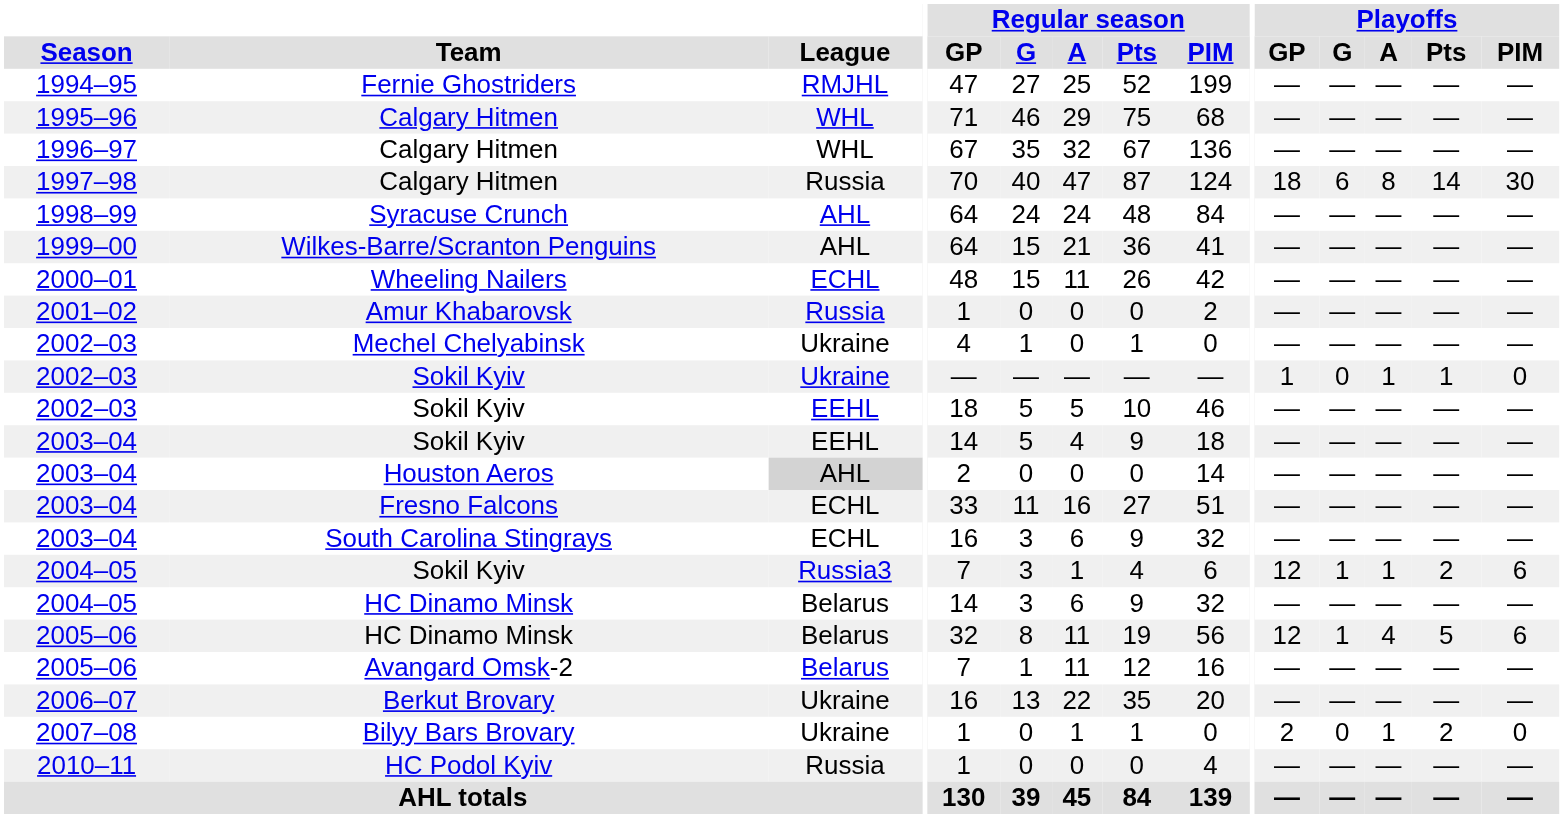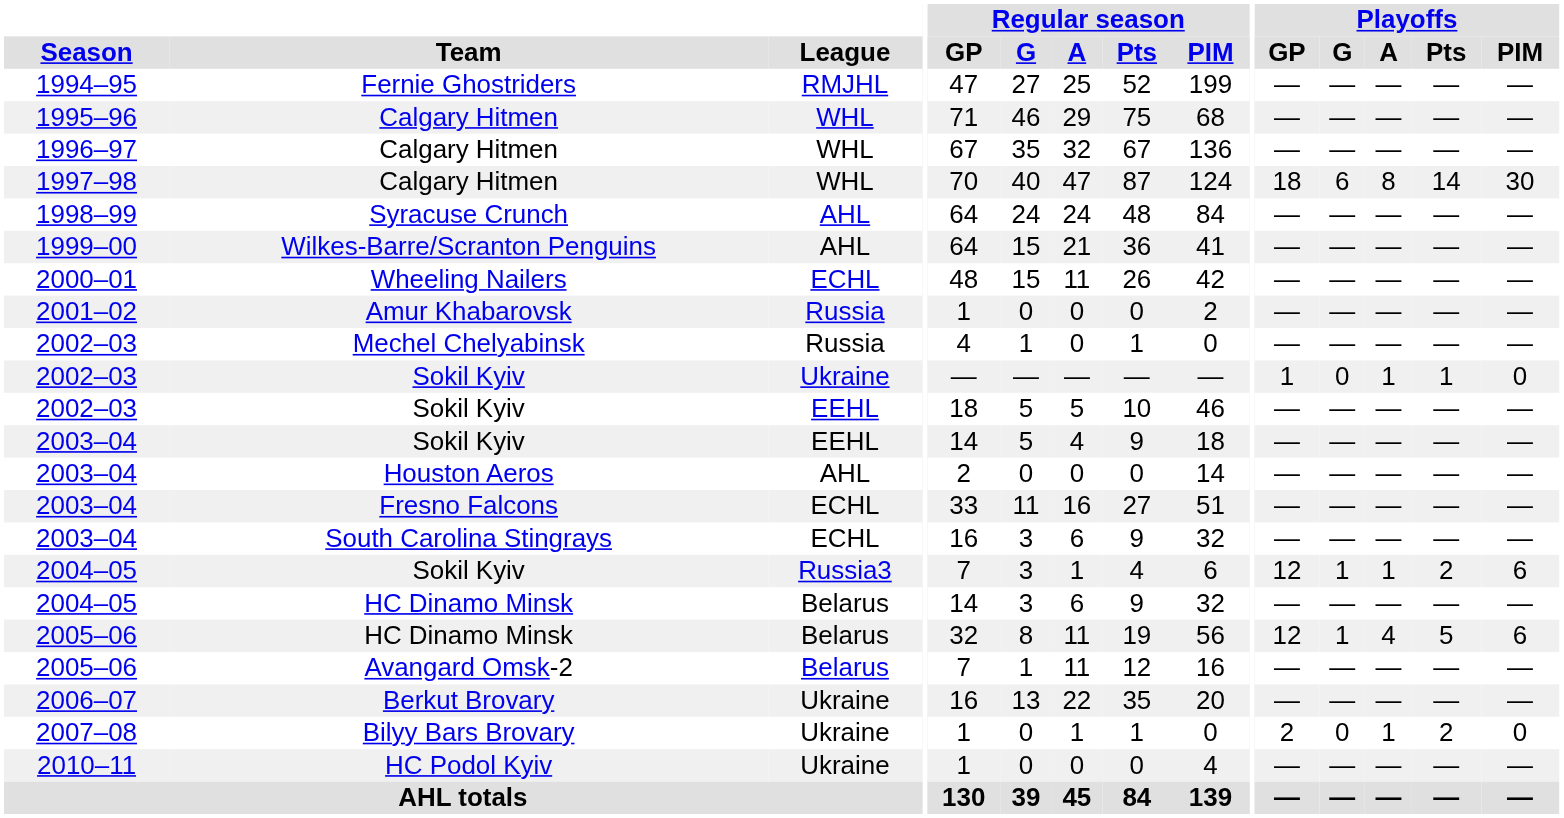(845, 181) Russia -> (845, 181) WHL
(845, 343) Ukraine -> (845, 343) Russia
(845, 473) lightgrey background -> (845, 473) no background
(845, 765) Russia -> (845, 765) Ukraine
